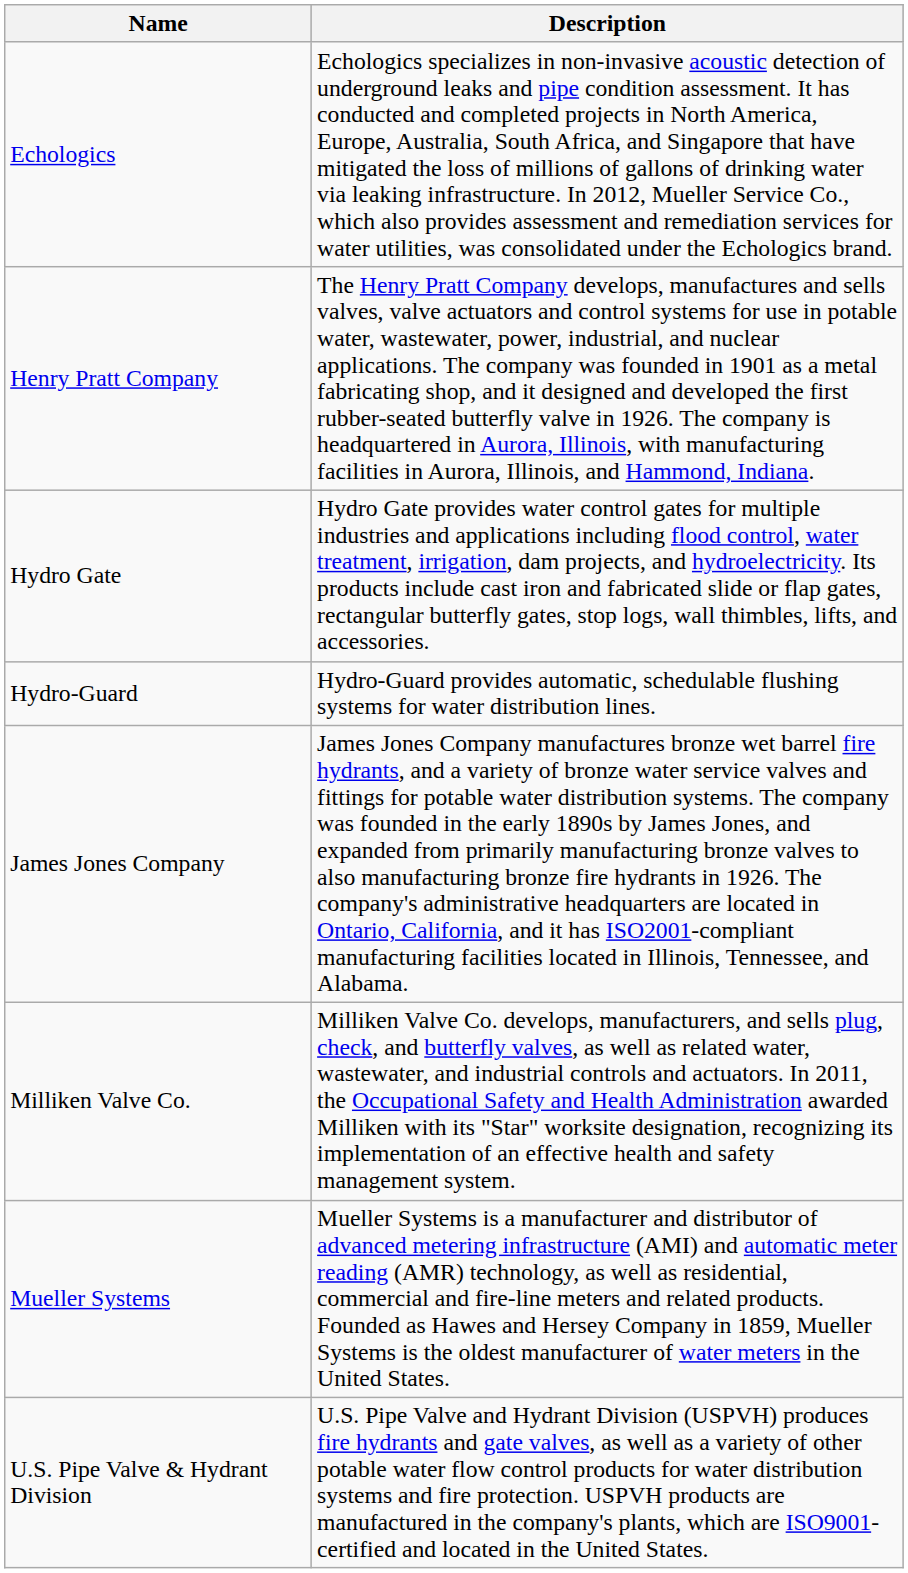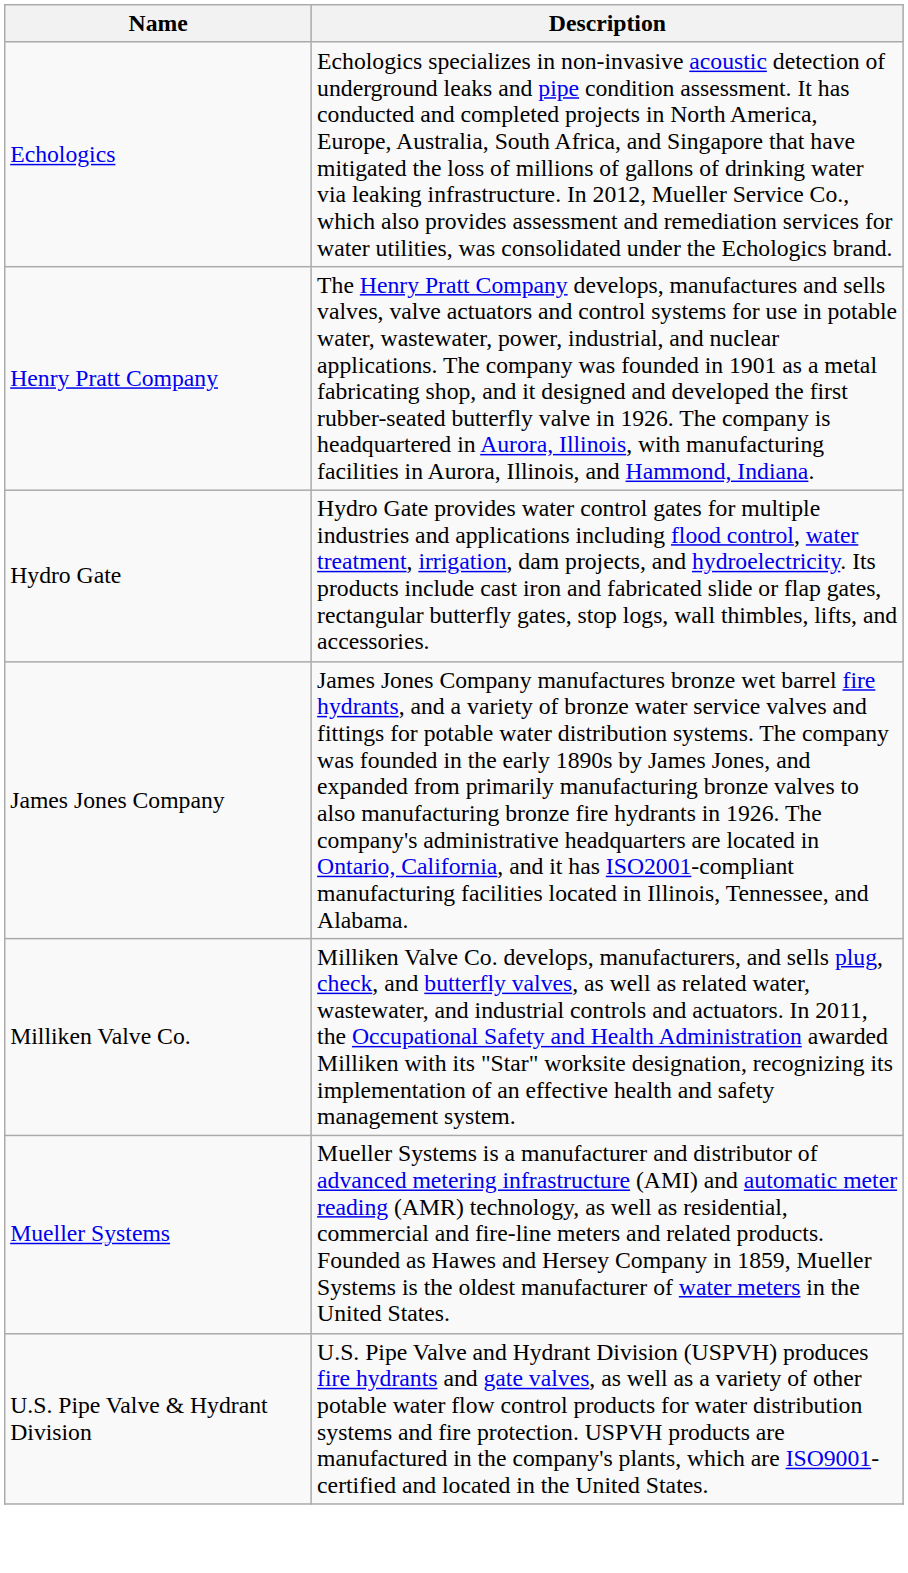- row: (74, 692)
